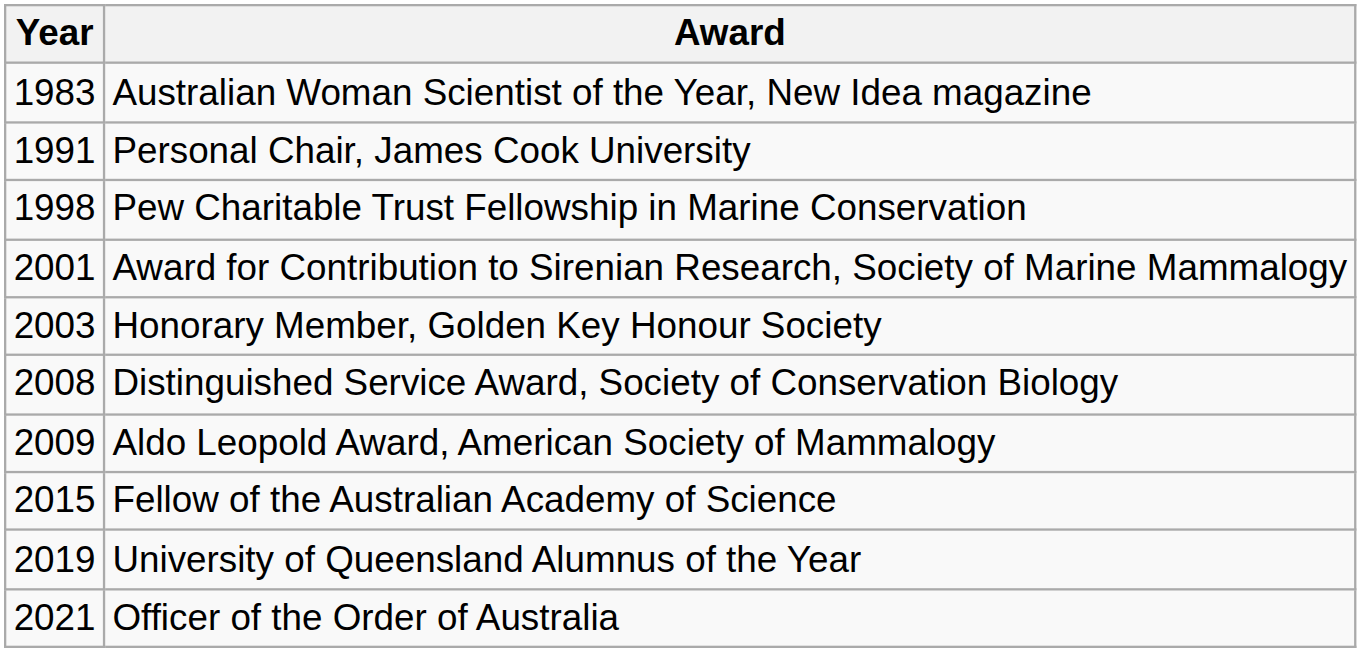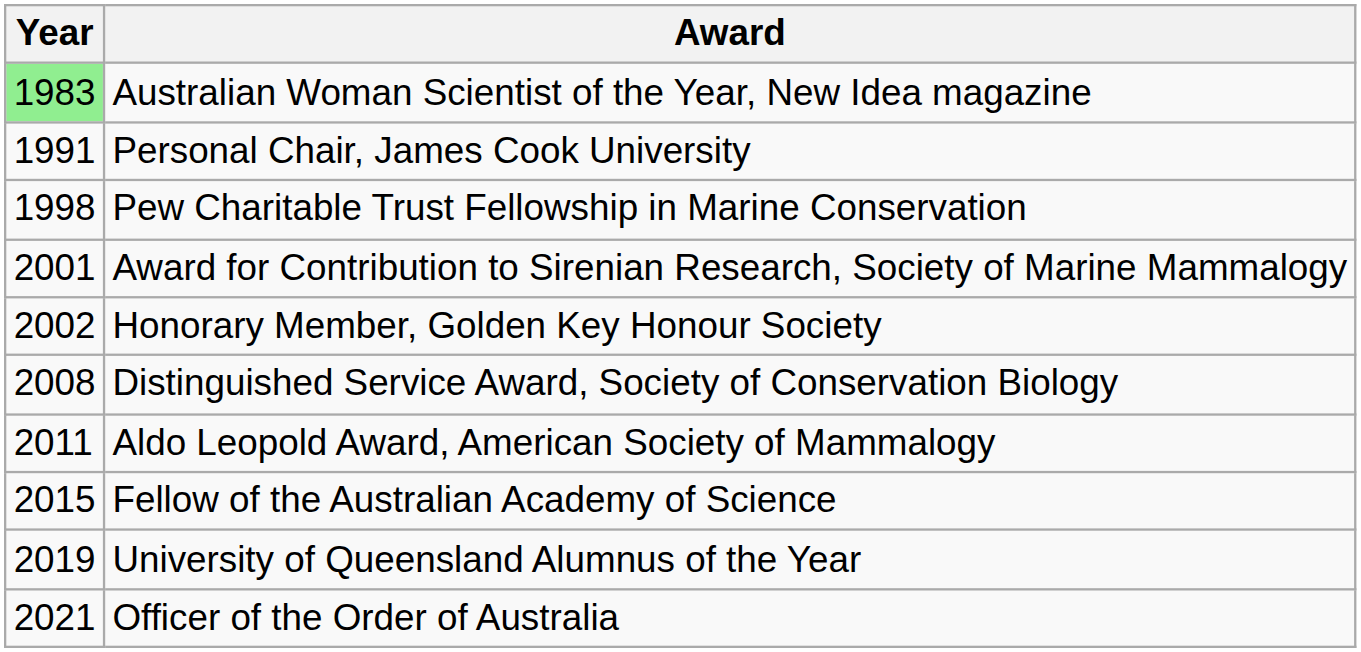(55, 92) no background -> (55, 92) lightgreen background
(55, 325) 2003 -> (55, 325) 2002
(55, 442) 2009 -> (53, 442) 2011
